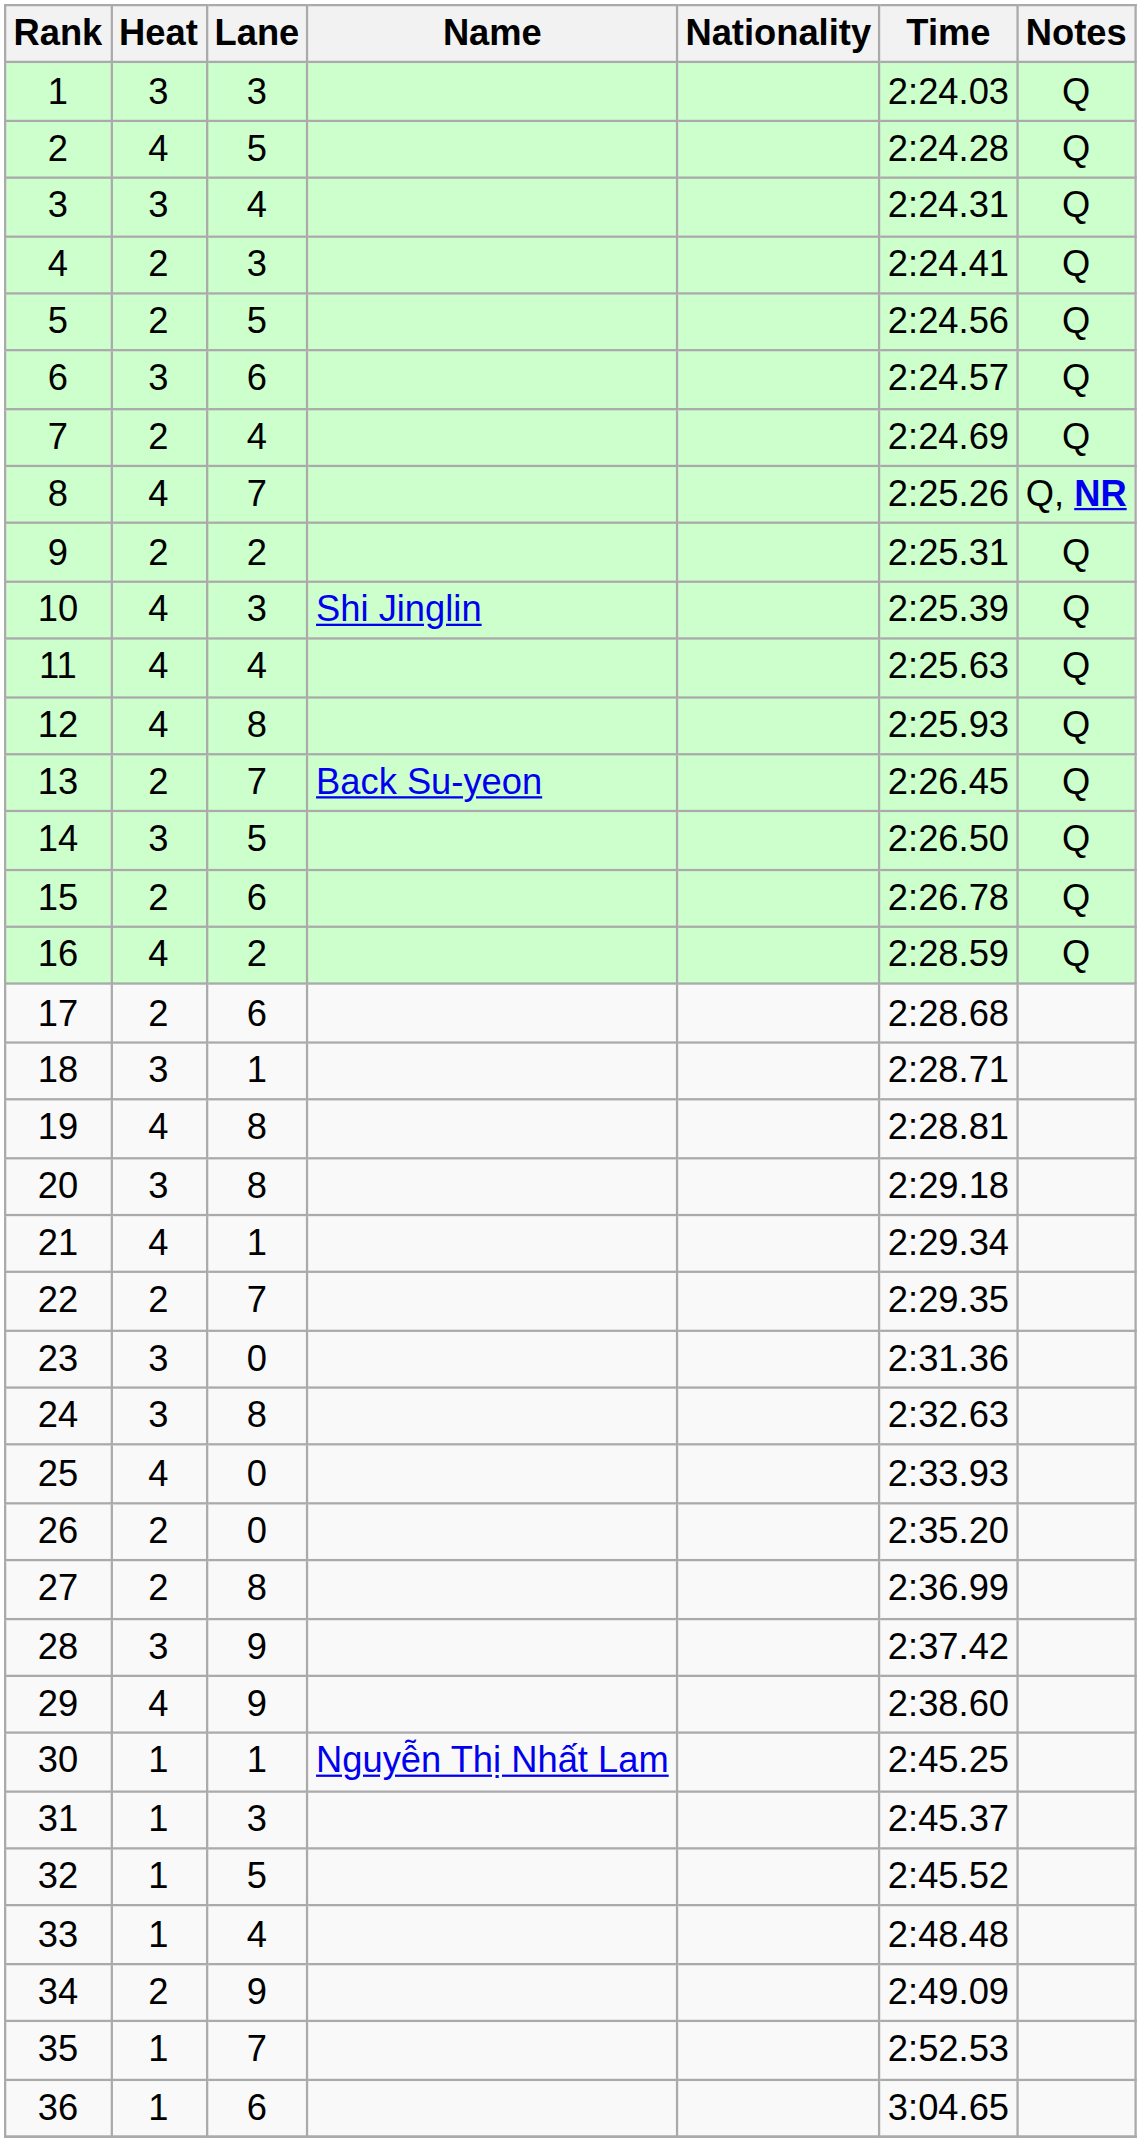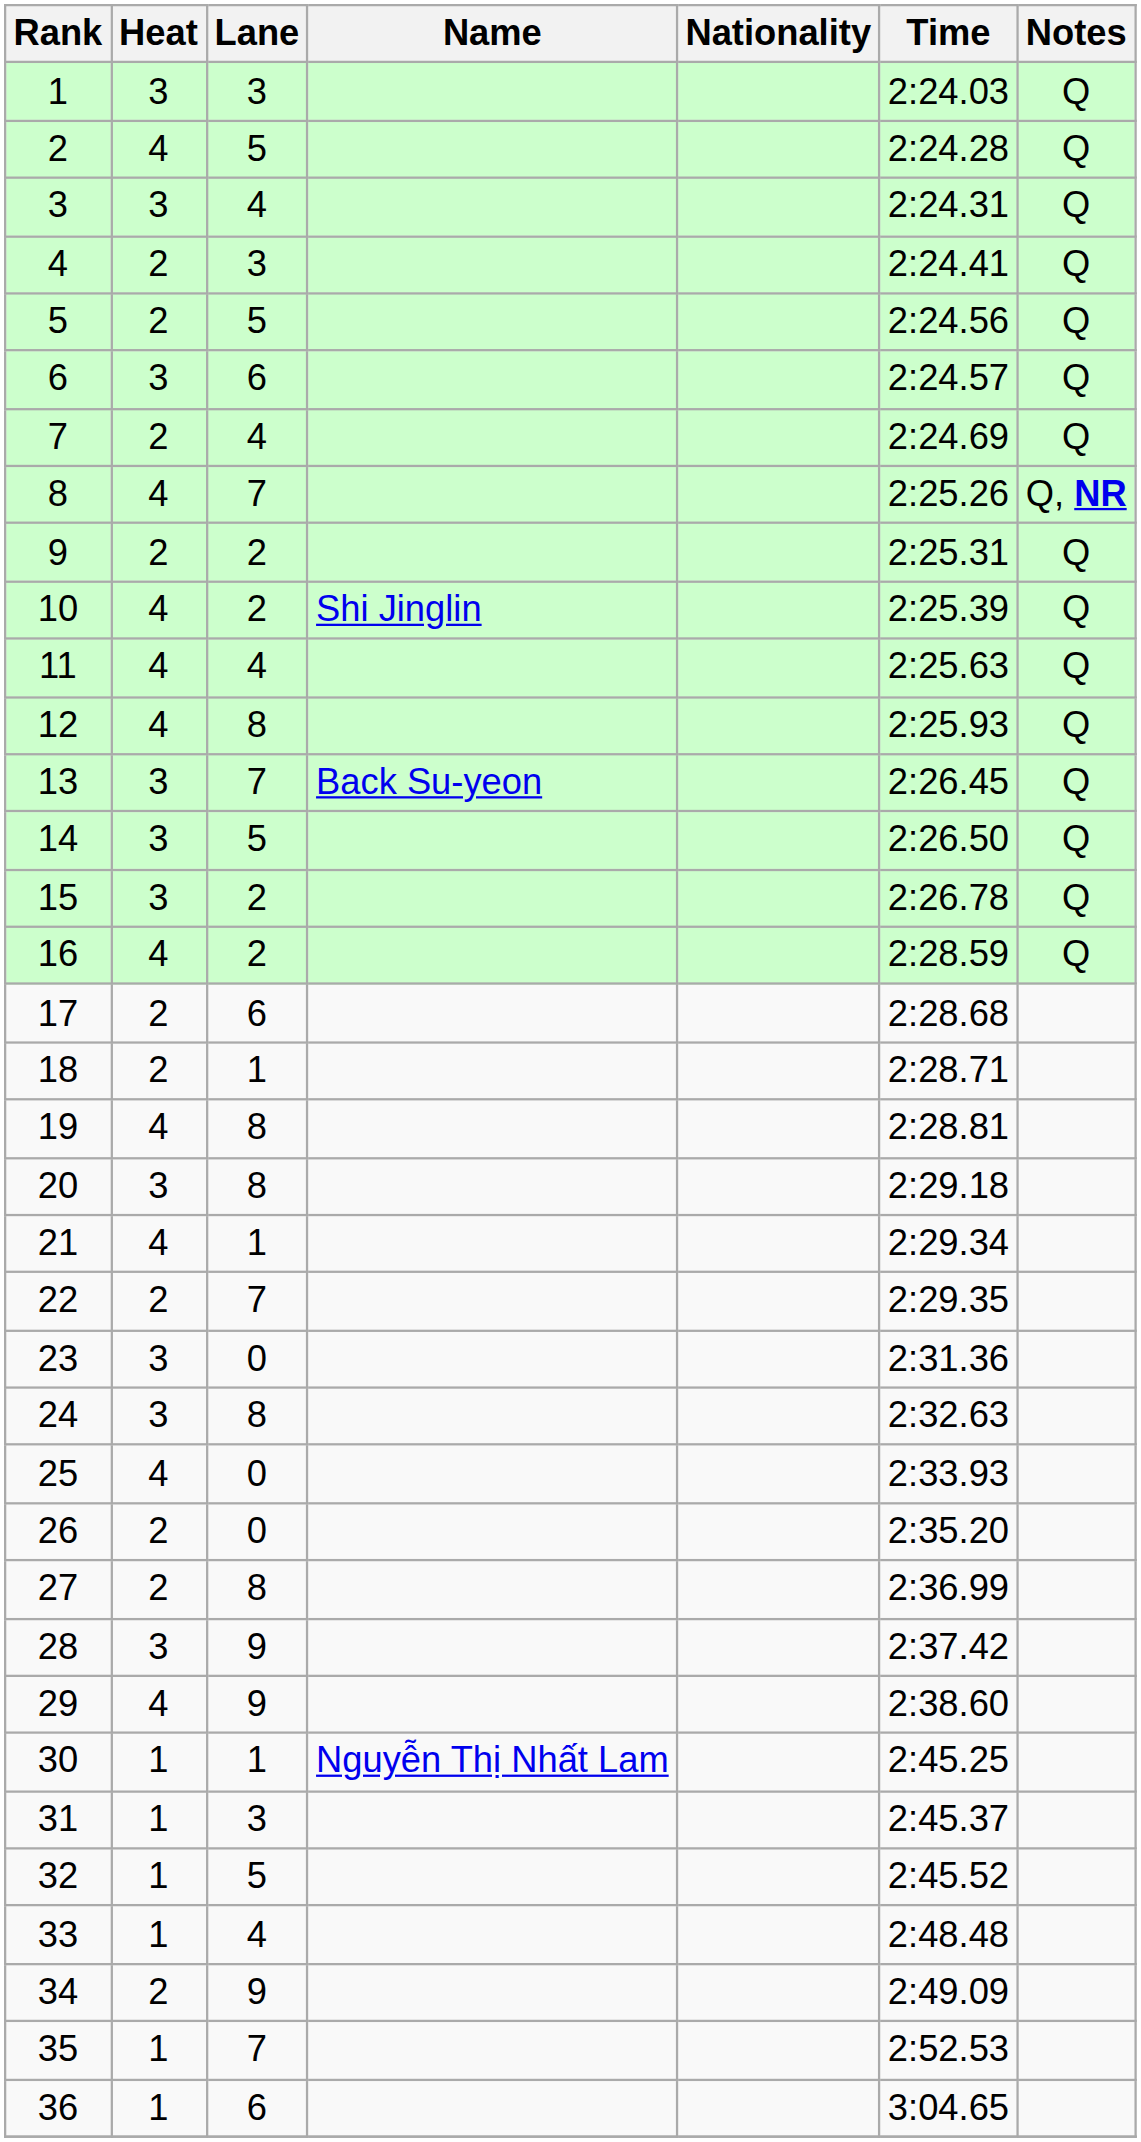(257, 609) 3 -> (257, 609) 2
(158, 782) 2 -> (158, 782) 3
(158, 897) 2 -> (158, 897) 3
(257, 897) 6 -> (257, 897) 2
(158, 1070) 3 -> (158, 1070) 2
